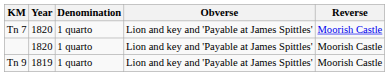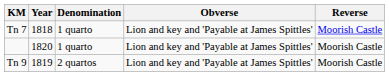(42, 29) 1820 -> (42, 29) 1818
(75, 63) 1 quarto -> (77, 63) 2 quartos
